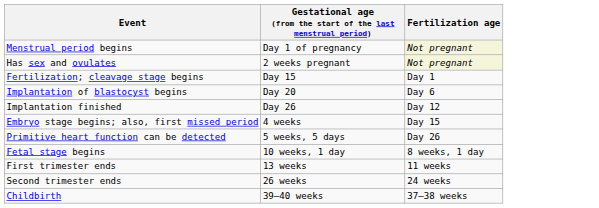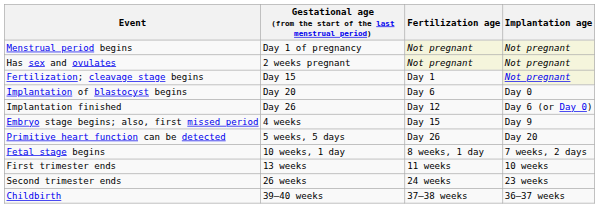+ column: (549, 22)
